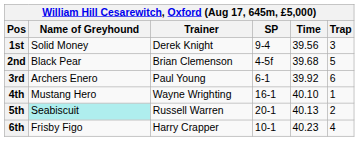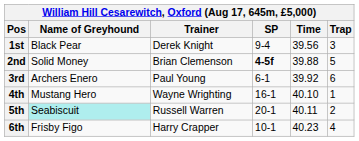(60, 45) Solid Money -> (56, 45) Black Pear
(56, 62) Black Pear -> (60, 62) Solid Money
(264, 62) normal -> (264, 62) bold
(305, 62) 39.68 -> (305, 62) 39.88
(305, 111) 40.13 -> (305, 111) 40.11
